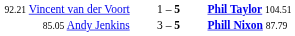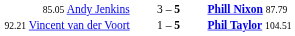rows swapped: (86, 25) <-> (67, 9)
